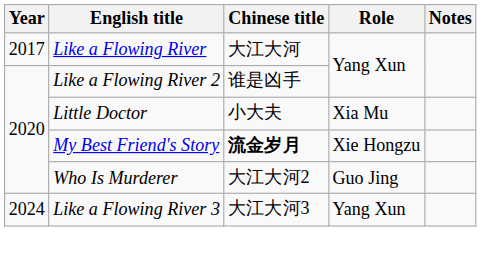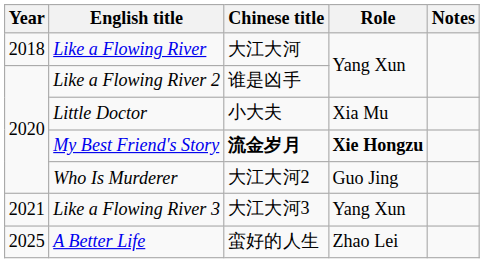(27, 49) 2017 -> (27, 49) 2018
(376, 145) normal -> (378, 145) bold
(27, 209) 2024 -> (27, 209) 2021
+ row: (99, 241)
